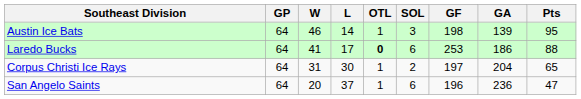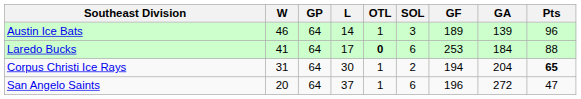columns swapped: (282, 13) <-> (315, 13)
(454, 31) 198 -> (454, 31) 189
(552, 31) 95 -> (552, 31) 96
(503, 49) 186 -> (503, 49) 184
(454, 67) 197 -> (454, 67) 194
(552, 67) normal -> (552, 67) bold
(503, 85) 236 -> (503, 85) 272
